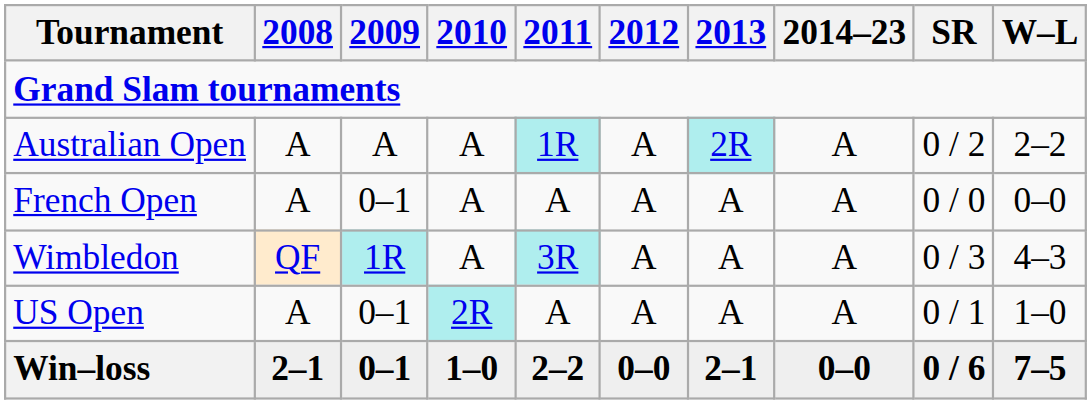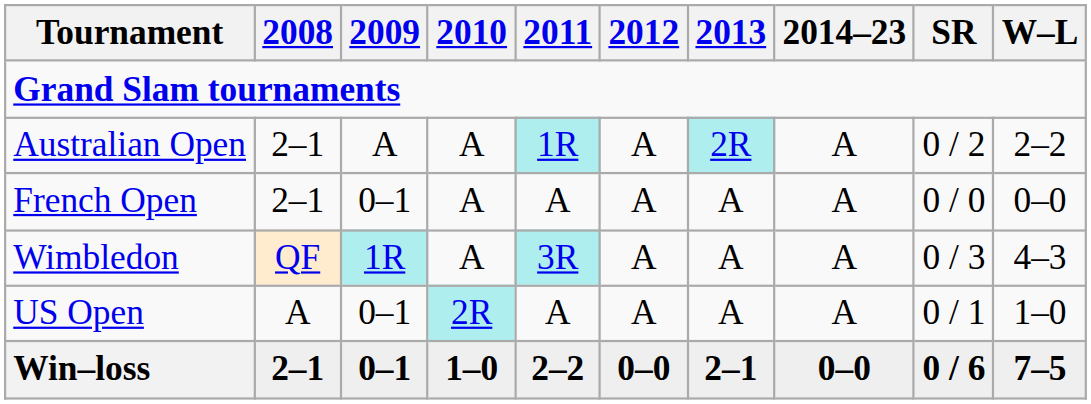(298, 144) A -> (298, 144) 2–1
(298, 200) A -> (298, 200) 2–1
